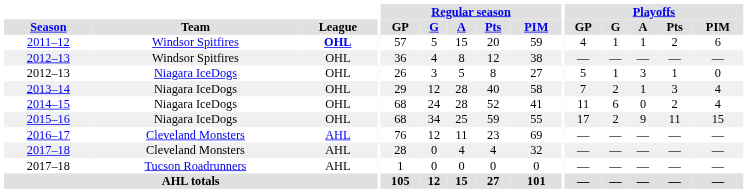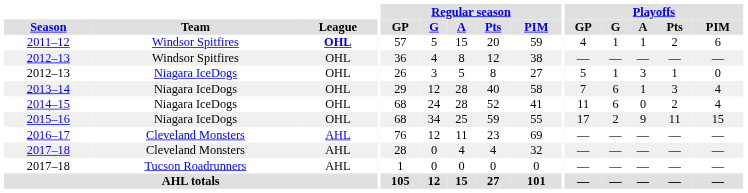(615, 88) 2 -> (615, 88) 6
